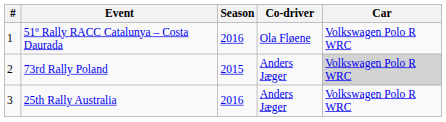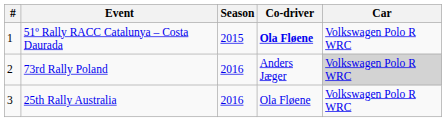(232, 38) 2016 -> (232, 38) 2015
(285, 38) normal -> (286, 38) bold
(232, 69) 2015 -> (232, 69) 2016
(276, 100) Anders Jæger -> (285, 100) Ola Fløene
